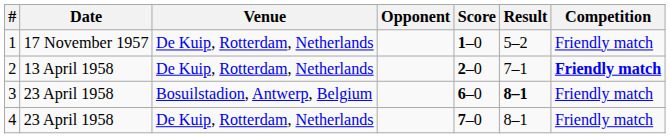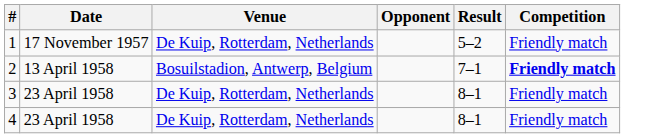- column: (477, 17)
(265, 68) De Kuip, Rotterdam, Netherlands -> (264, 68) Bosuilstadion, Antwerp, Belgium
(264, 94) Bosuilstadion, Antwerp, Belgium -> (265, 94) De Kuip, Rotterdam, Netherlands
(516, 94) bold -> (470, 94) normal
